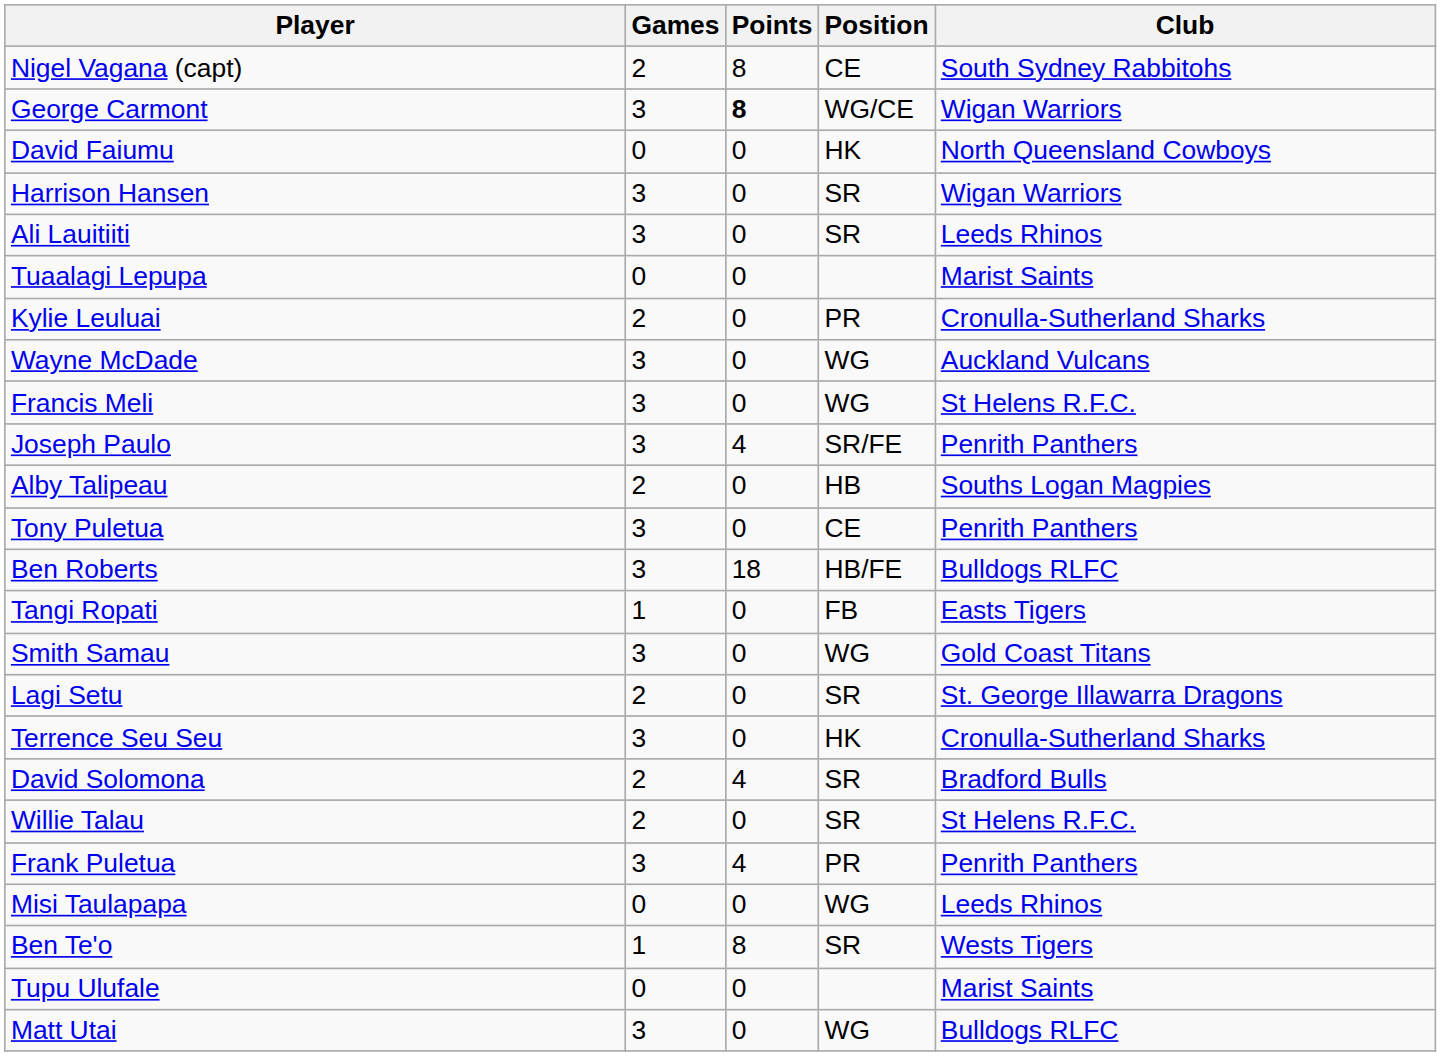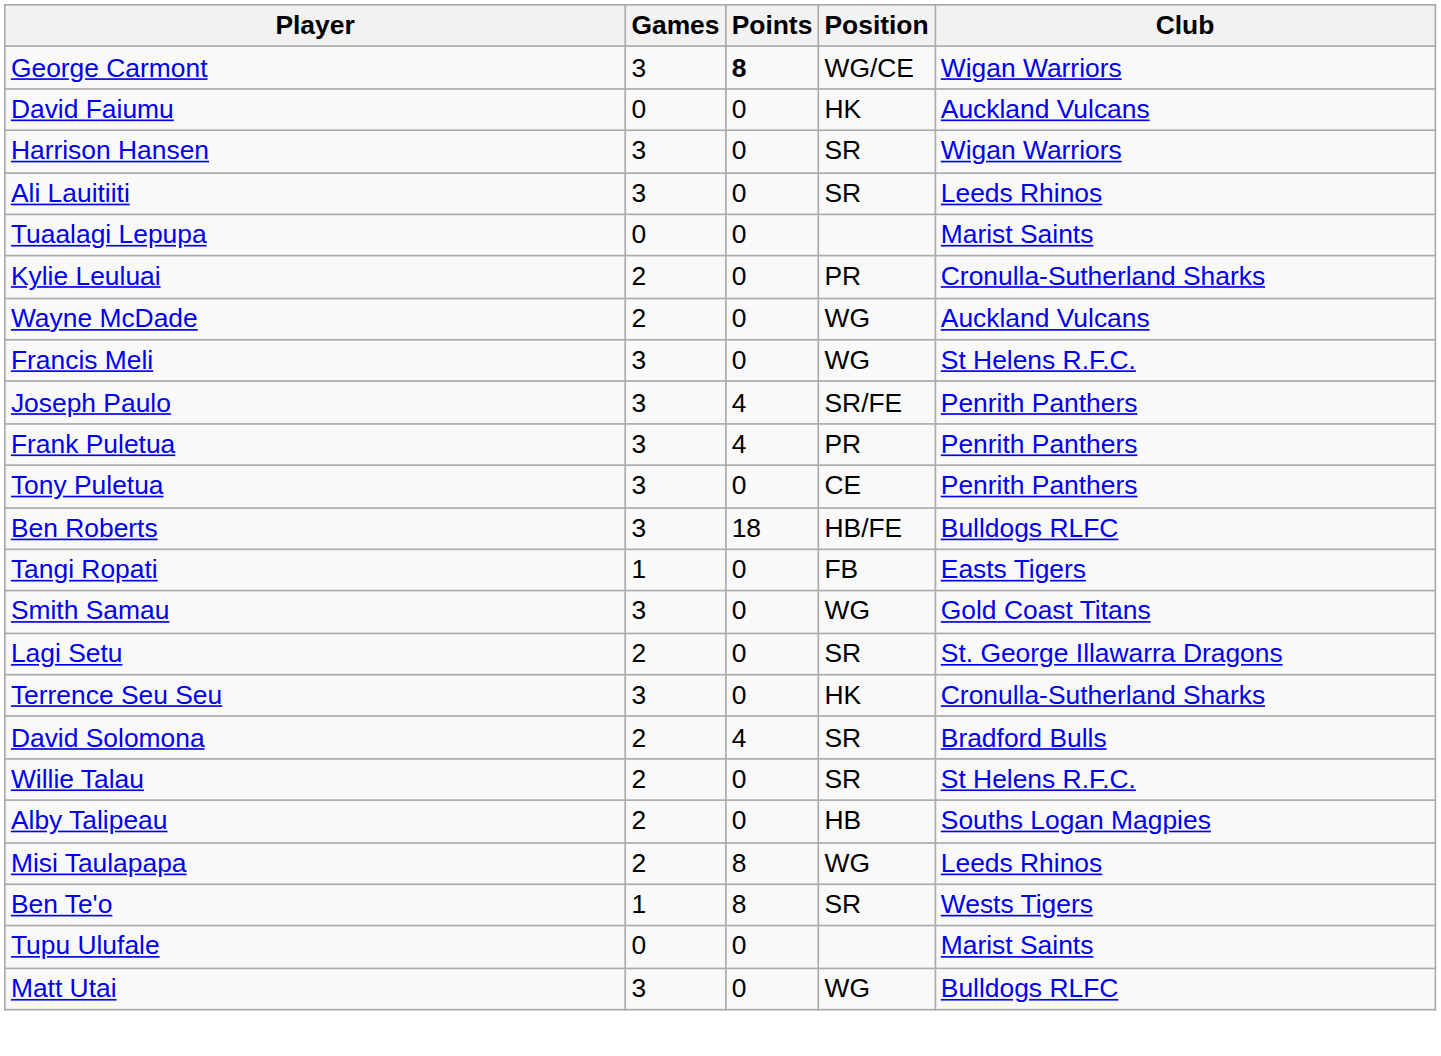- row: (127, 67)
(1106, 151) North Queensland Cowboys -> (1045, 109) Auckland Vulcans
(639, 360) 3 -> (639, 318) 2
rows swapped: (93, 862) <-> (89, 485)
(639, 904) 0 -> (639, 862) 2
(739, 904) 0 -> (739, 862) 8
